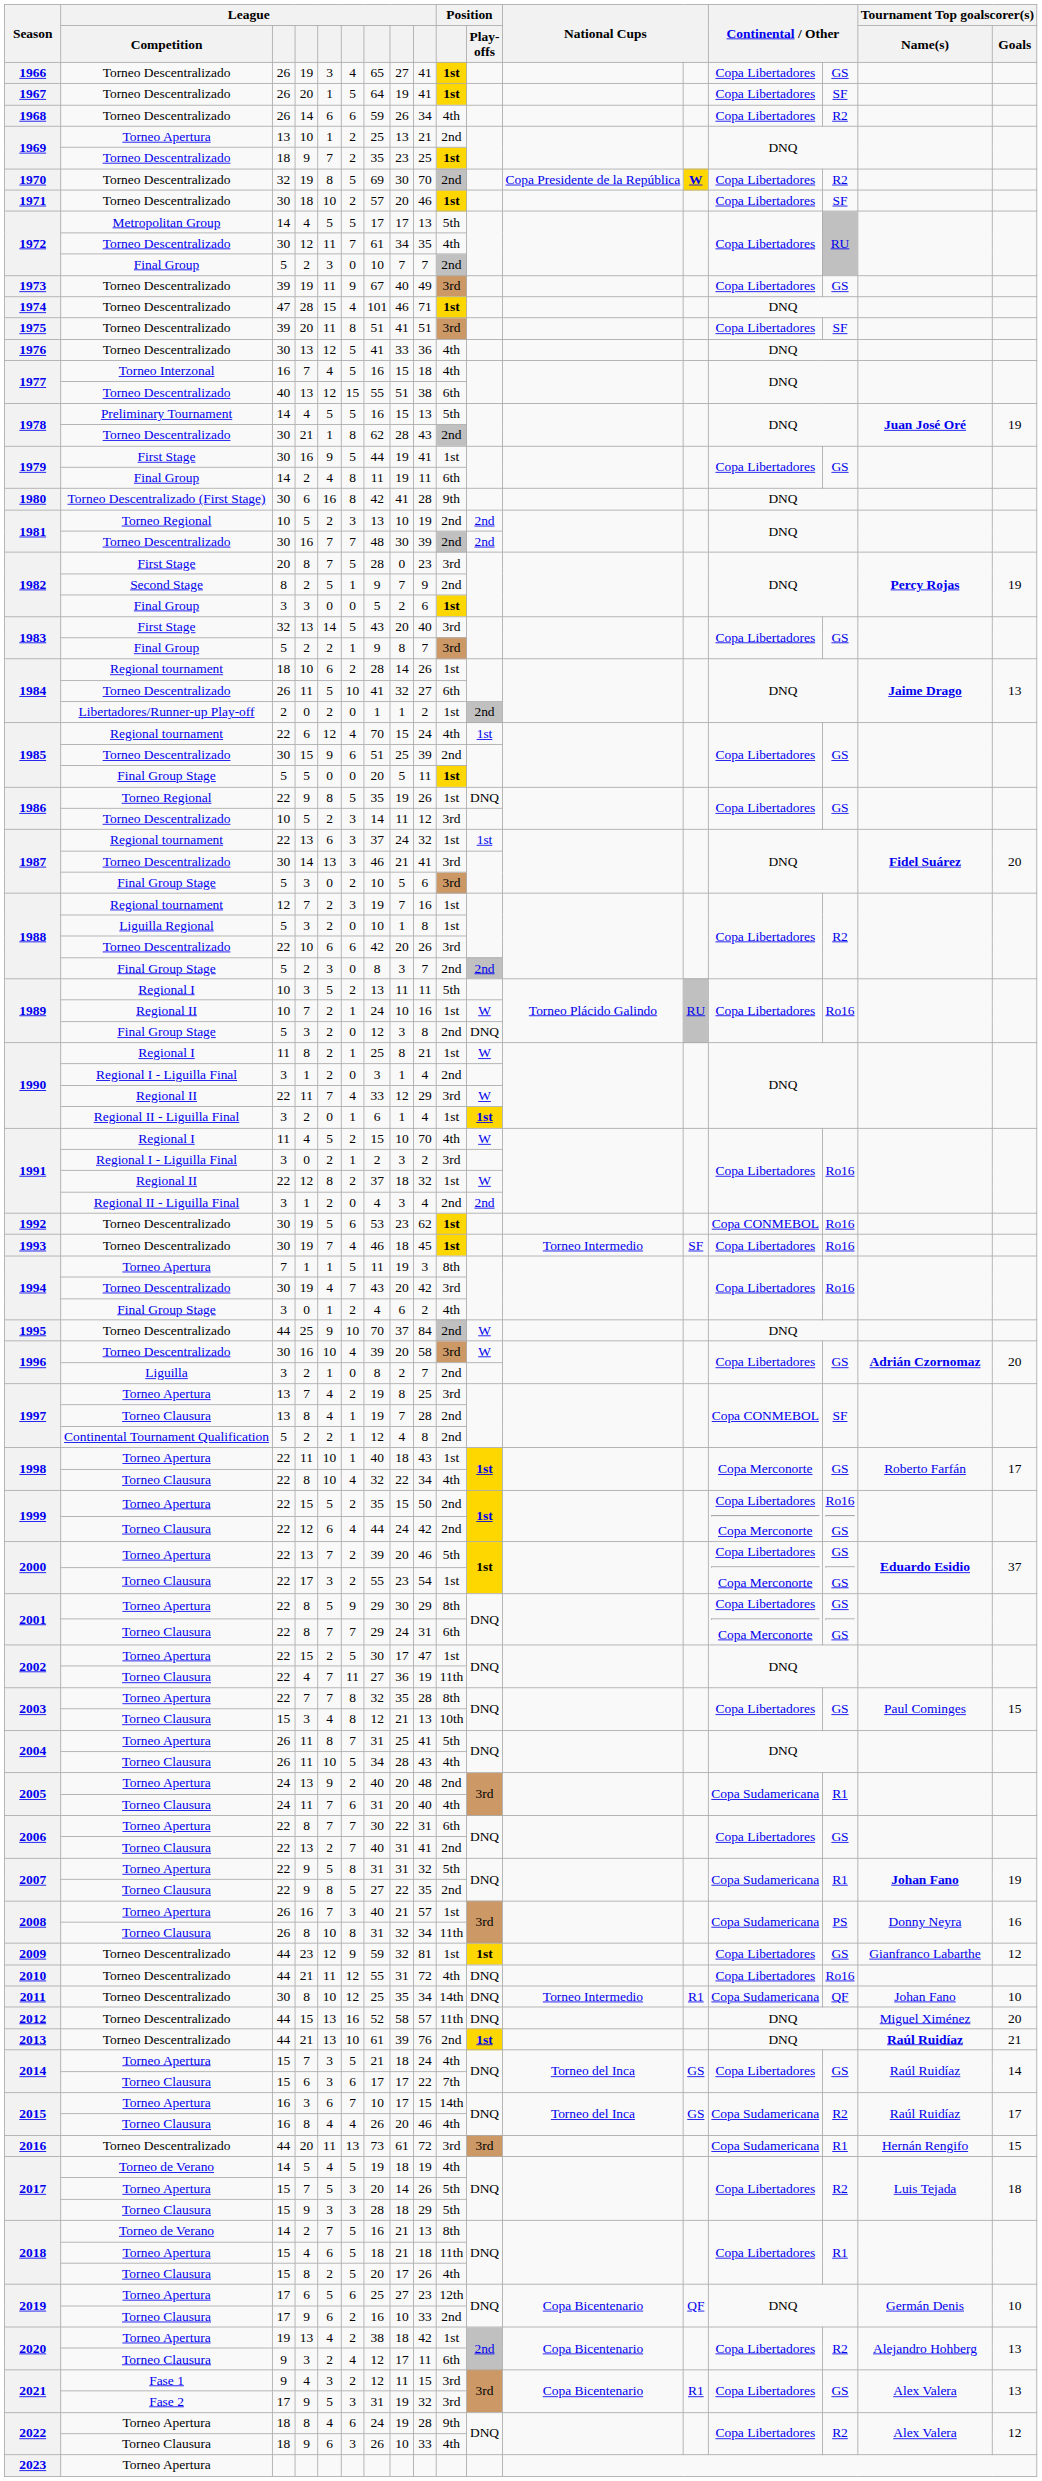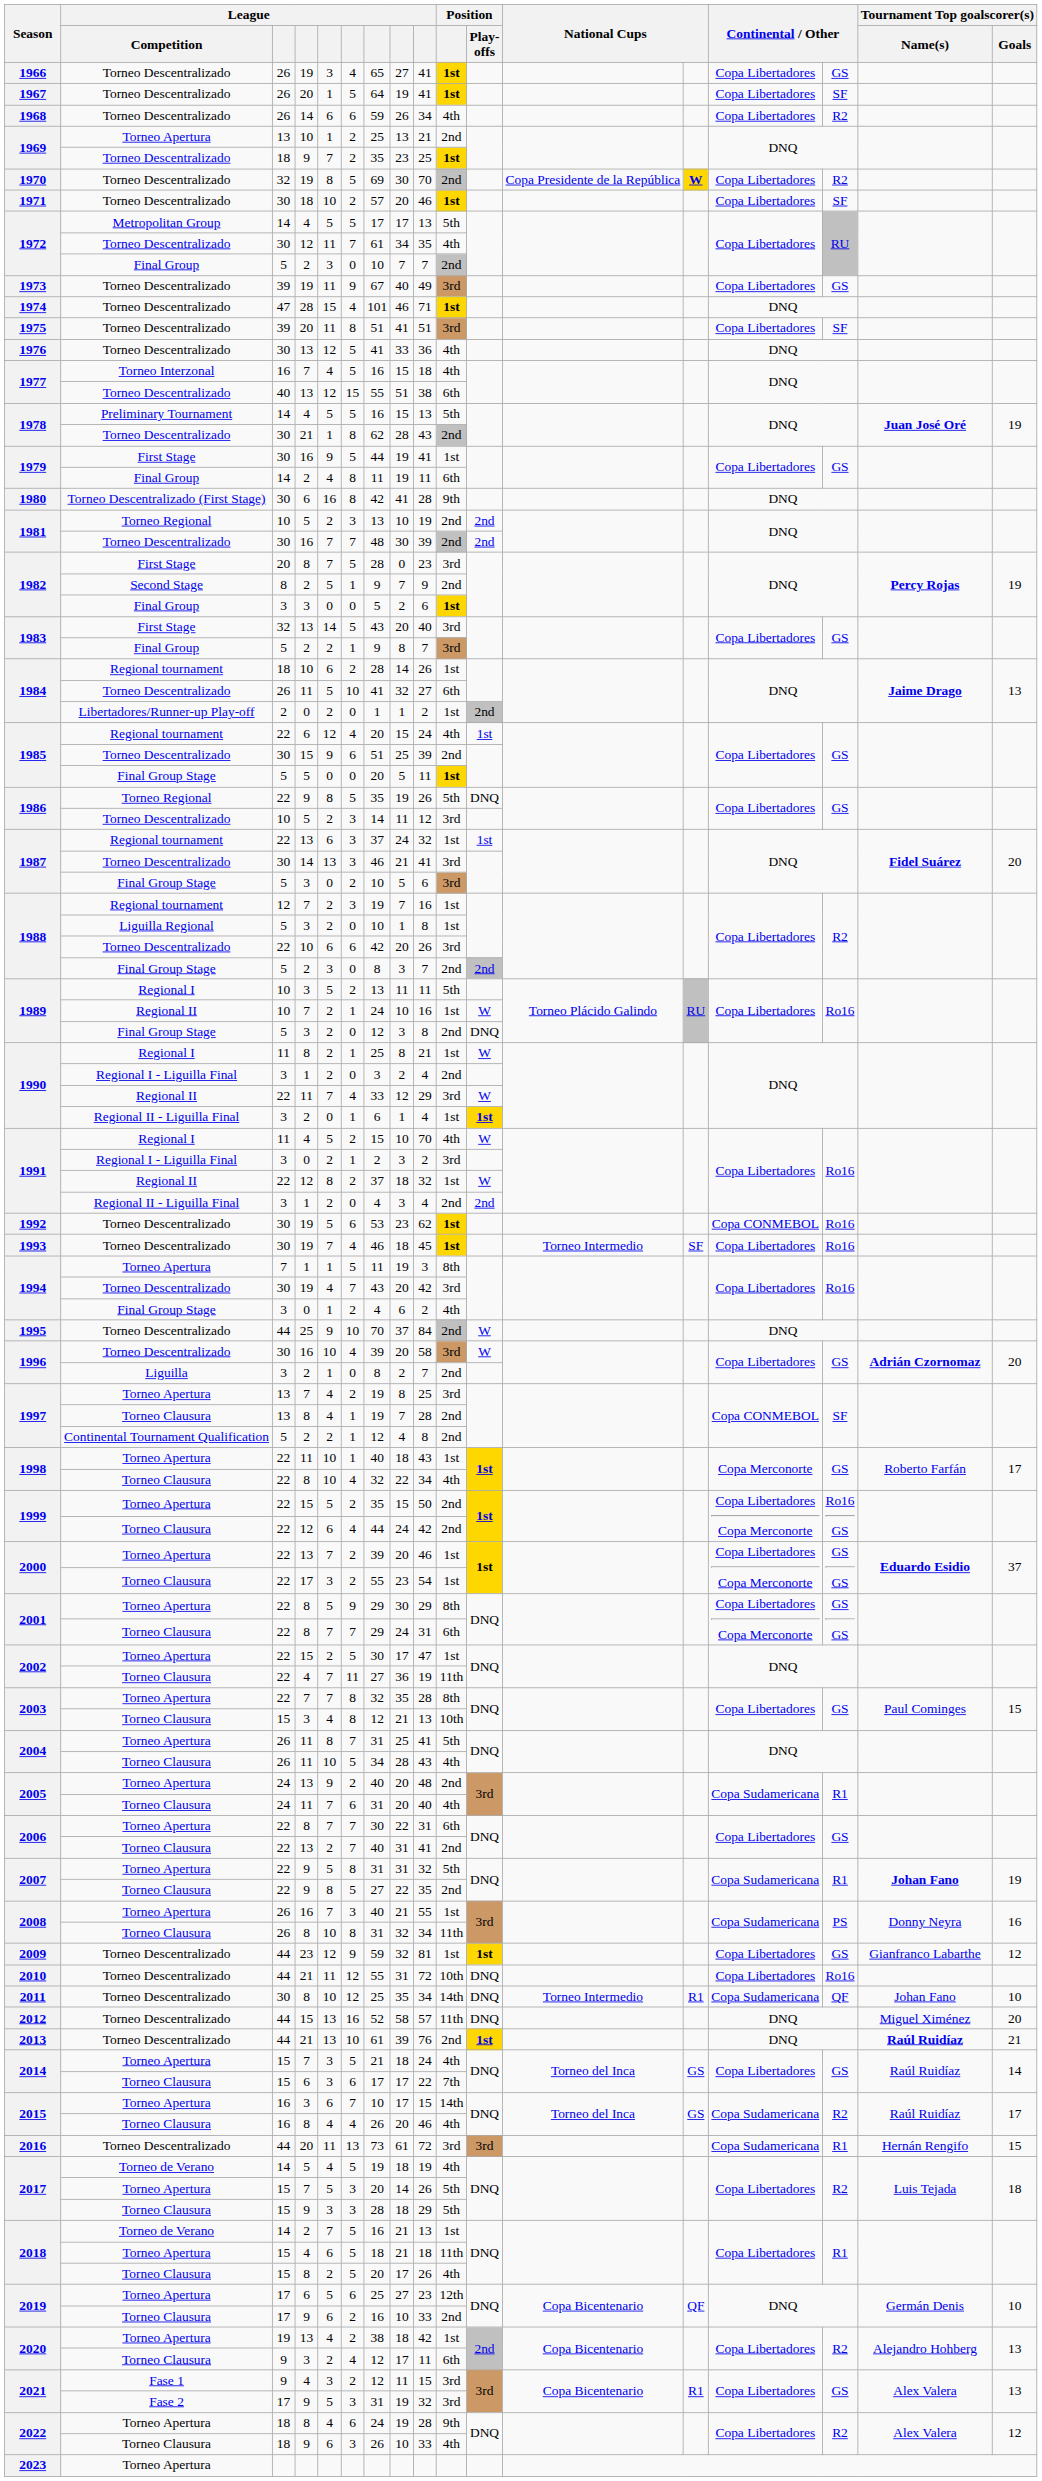(377, 733) 70 -> (377, 733) 20
(451, 797) 1st -> (451, 797) 5th
(402, 1074) 1 -> (402, 1074) 2
(451, 1554) 5th -> (451, 1554) 1st
(425, 1911) 57 -> (425, 1911) 55
(451, 1975) 4th -> (451, 1975) 10th
(451, 2231) 8th -> (451, 2231) 1st
